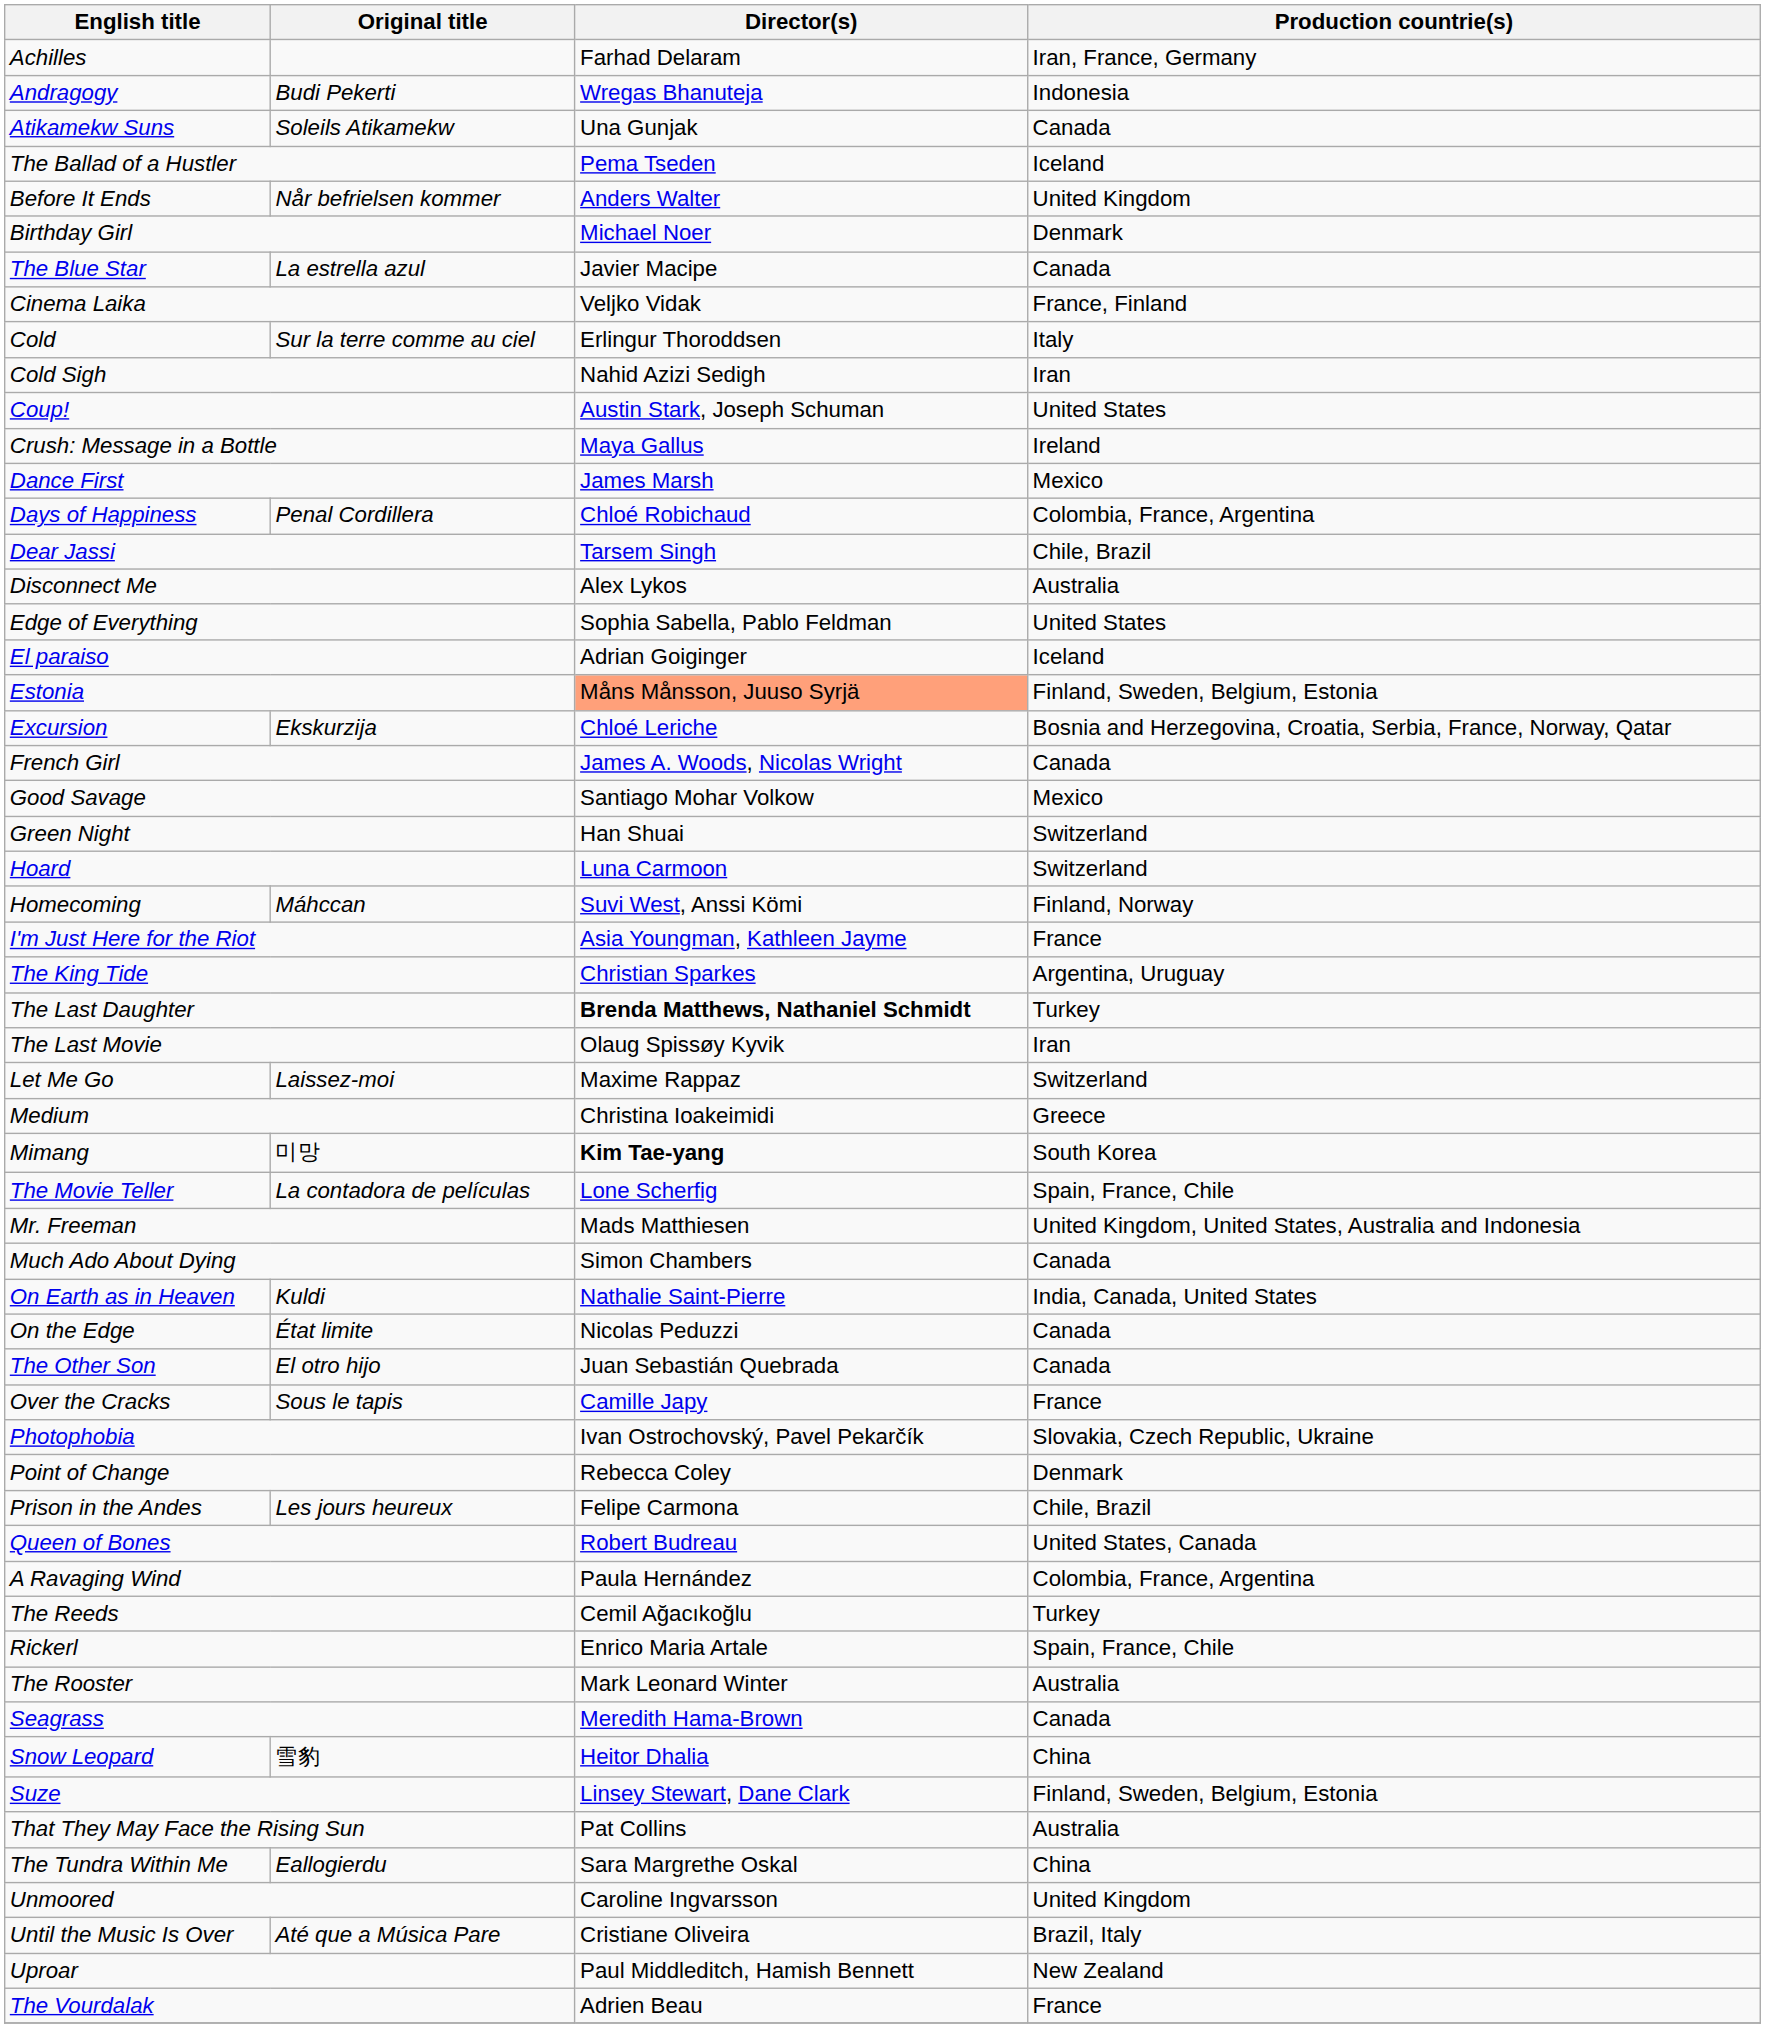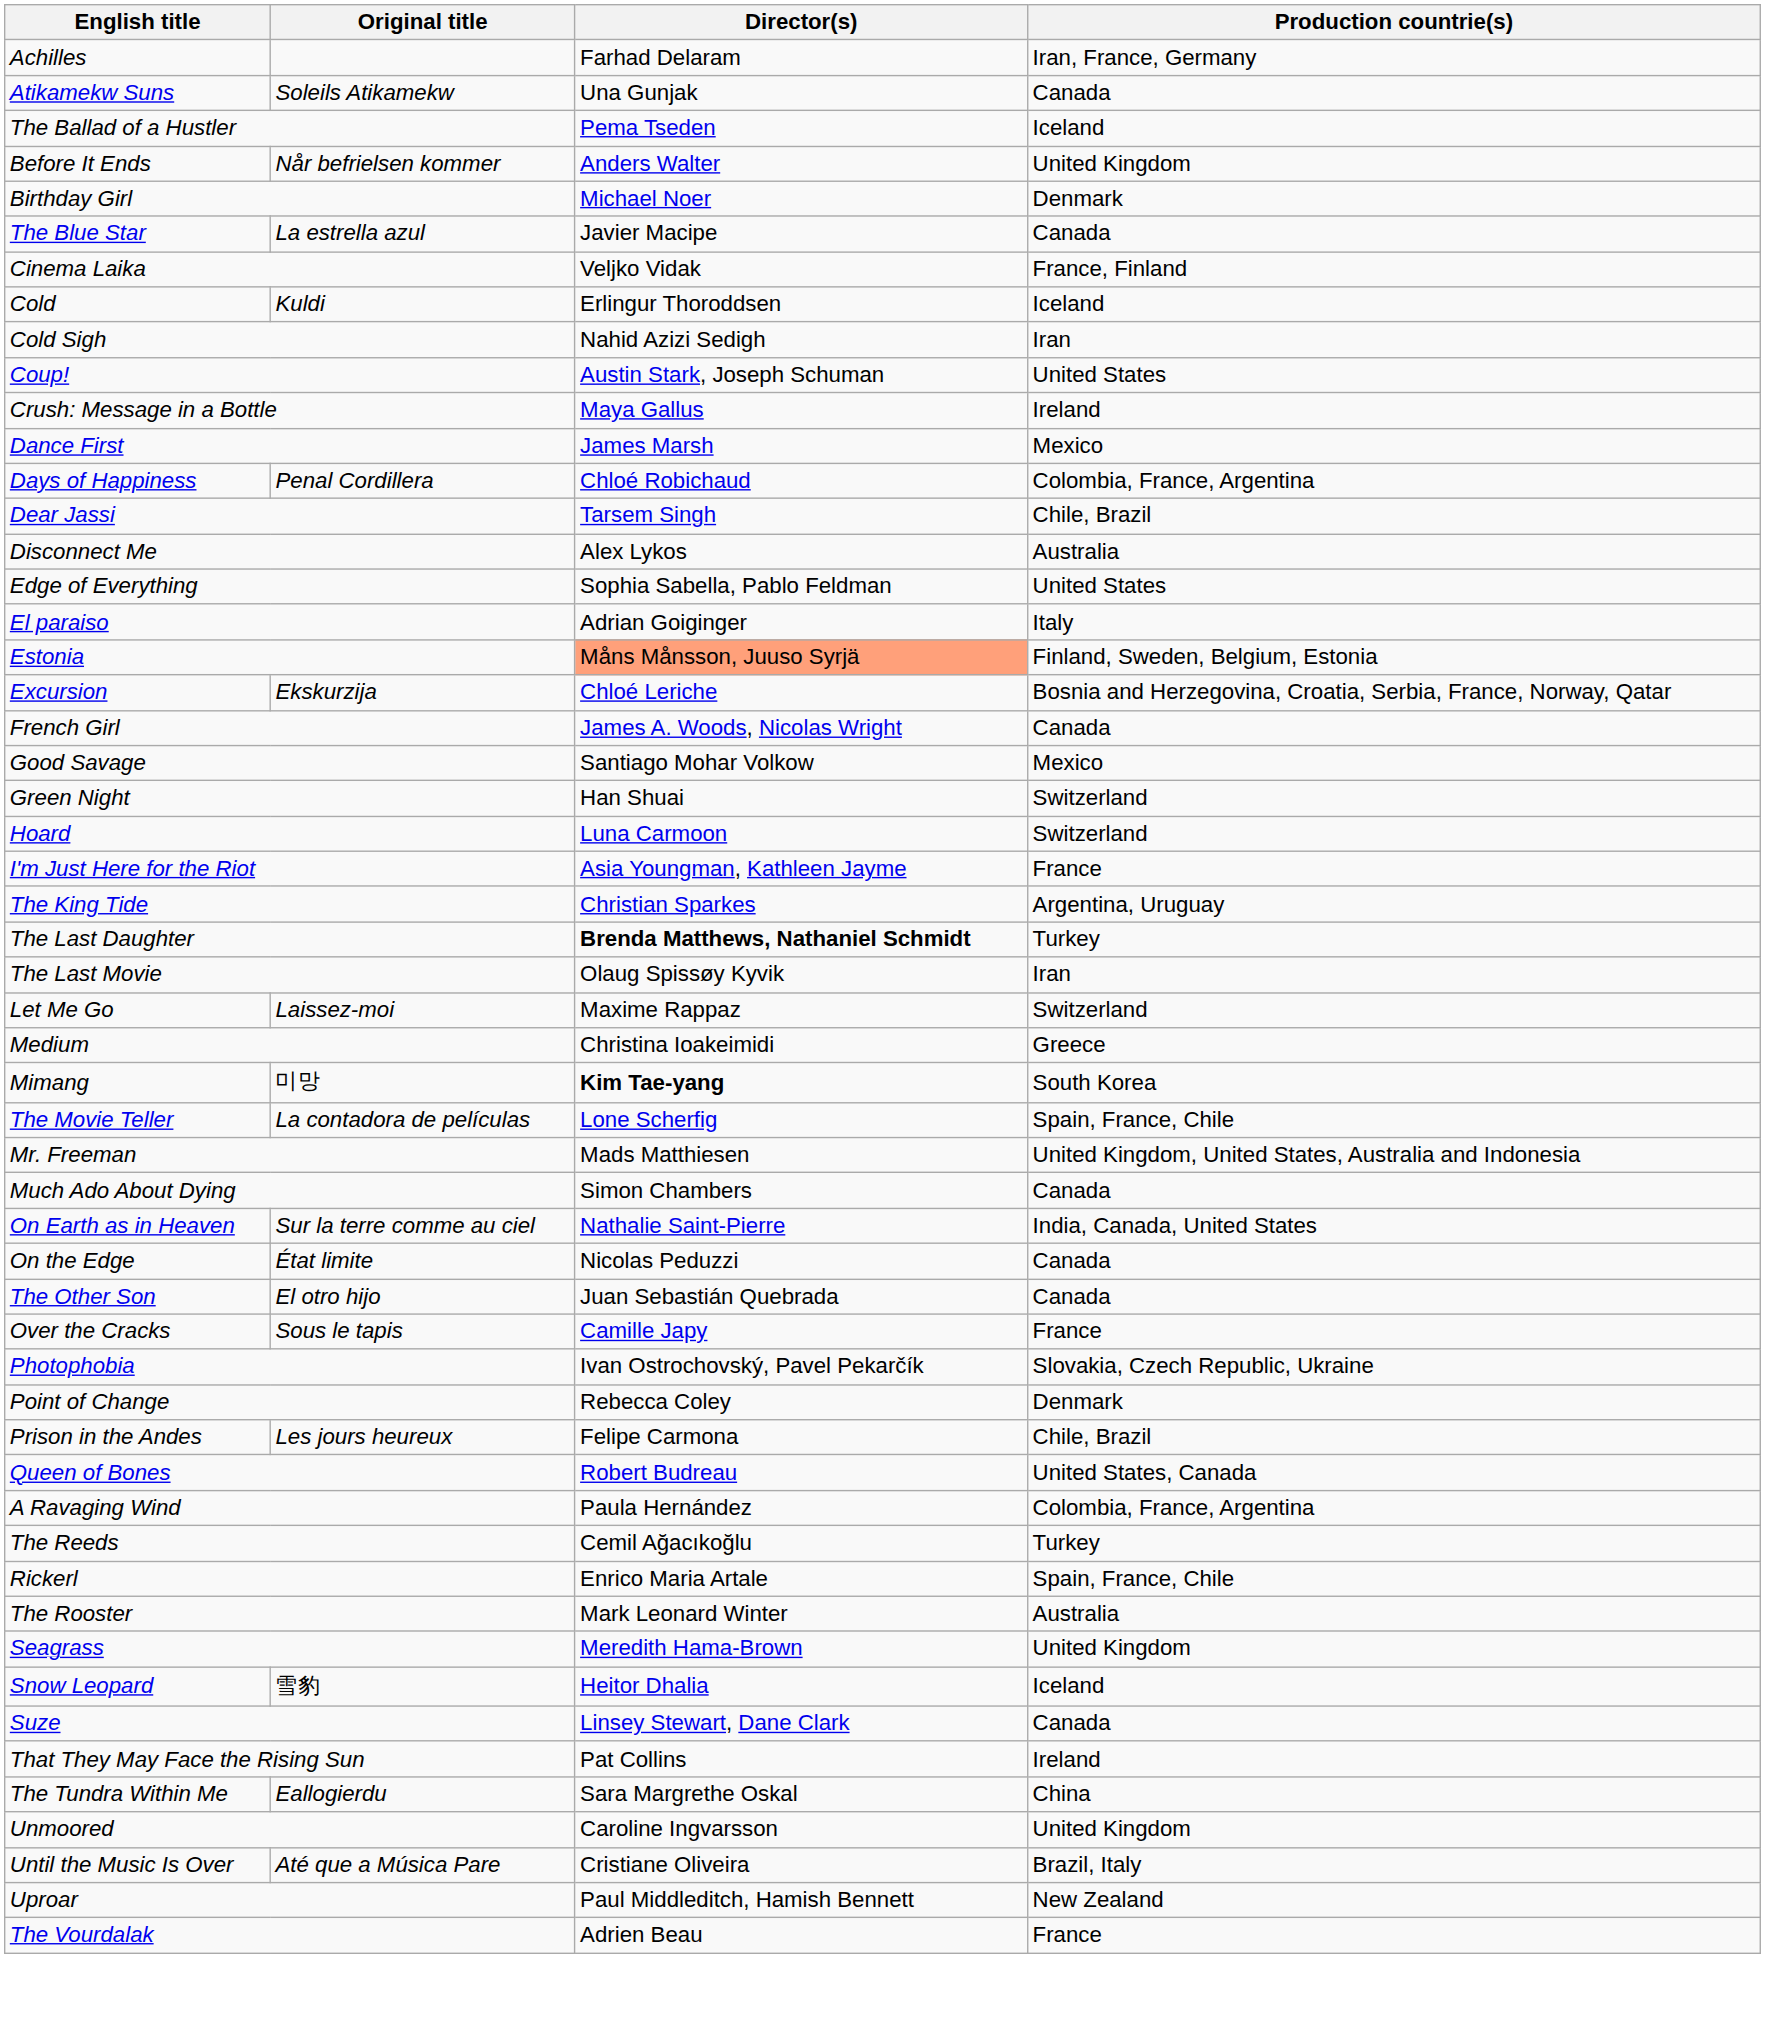- row: (64, 92)
(405, 339) Sur la terre comme au ciel -> (300, 304) Kuldi
(1053, 339) Italy -> (1068, 304) Iceland
(1068, 657) Iceland -> (1053, 621) Italy
- row: (75, 903)
(300, 1296) Kuldi -> (405, 1225) Sur la terre comme au ciel
(1072, 1719) Canada -> (1112, 1648) United Kingdom
(1062, 1756) China -> (1068, 1686) Iceland
(1205, 1794) Finland, Sweden, Belgium, Estonia -> (1072, 1723) Canada
(1076, 1829) Australia -> (1067, 1758) Ireland
